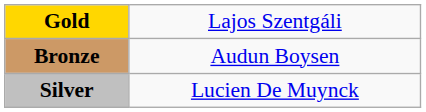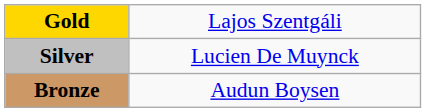rows swapped: (67, 90) <-> (67, 55)
